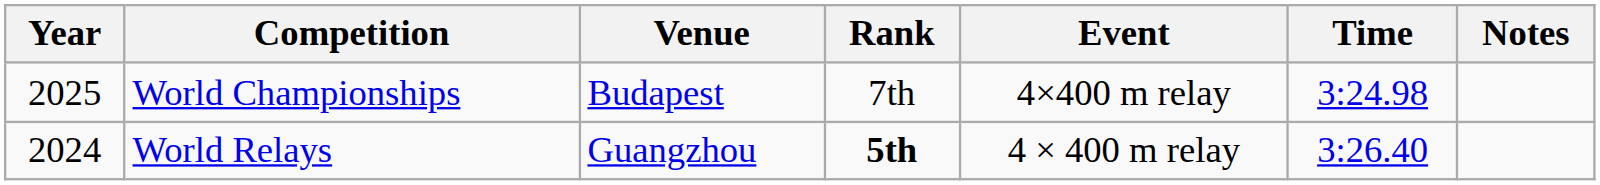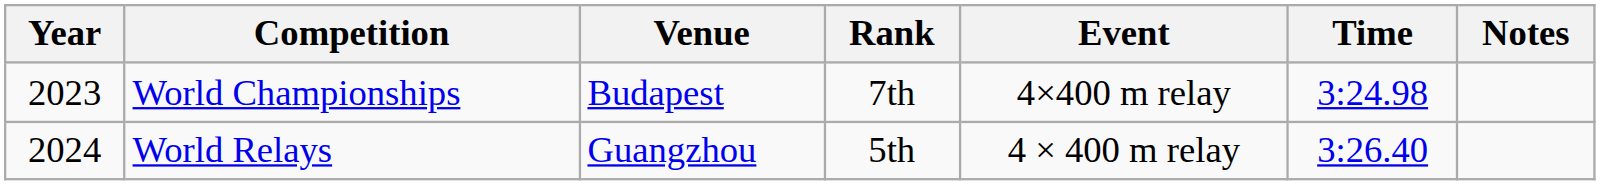(65, 91) 2025 -> (65, 91) 2023
(892, 149) bold -> (892, 149) normal
